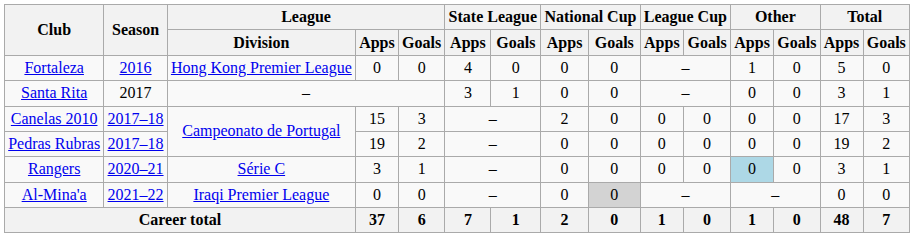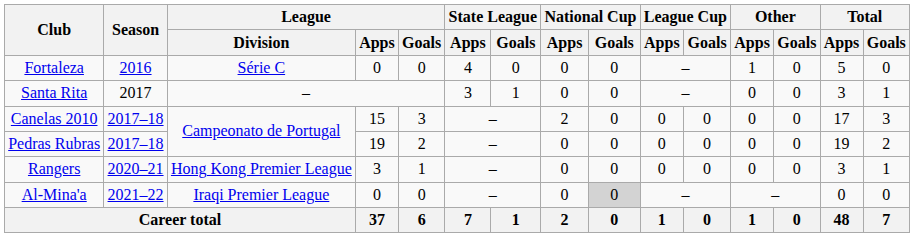(261, 67) Hong Kong Premier League -> (261, 67) Série C
(261, 169) Série C -> (261, 169) Hong Kong Premier League
(752, 169) lightblue background -> (752, 169) no background
